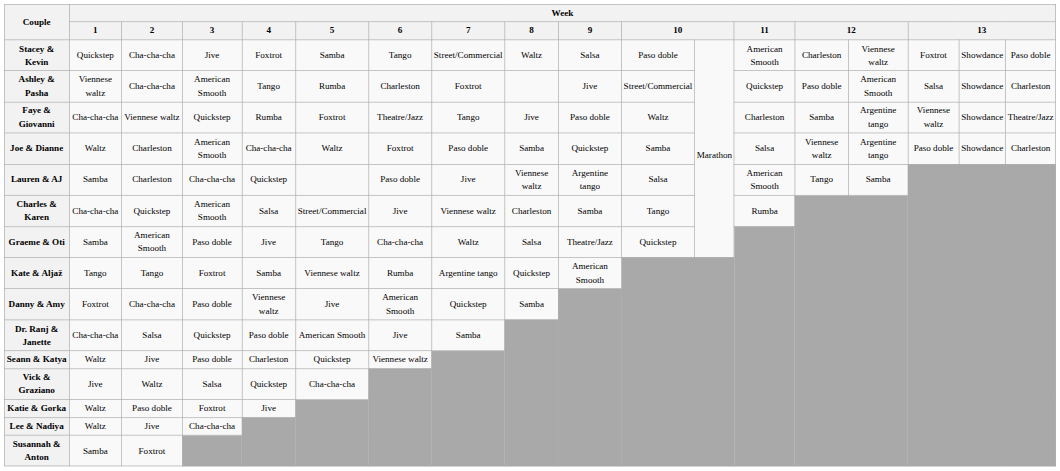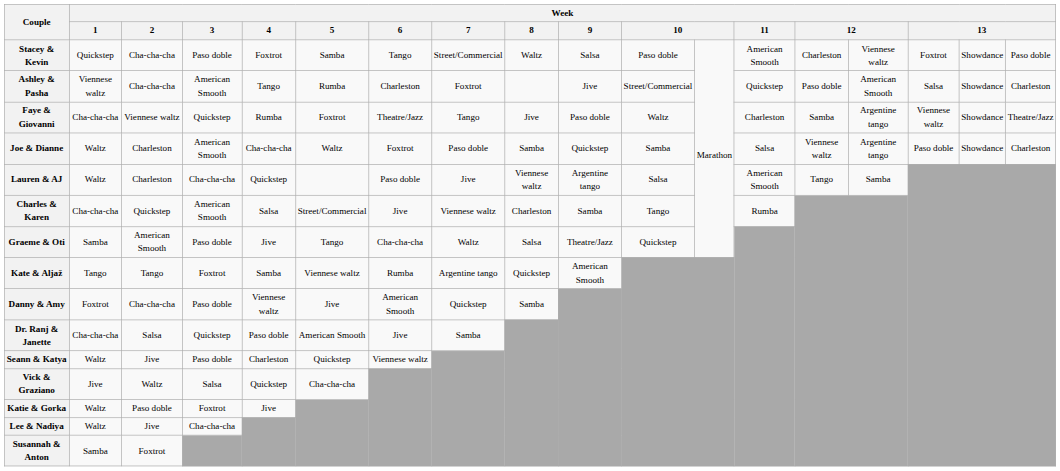(212, 55) Jive -> (212, 55) Paso doble
(95, 179) Samba -> (95, 179) Waltz
